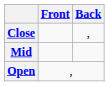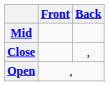rows swapped: (21, 33) <-> (21, 52)
